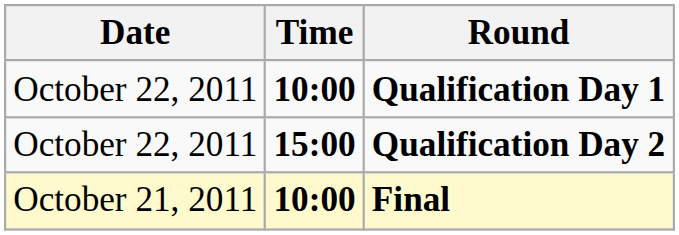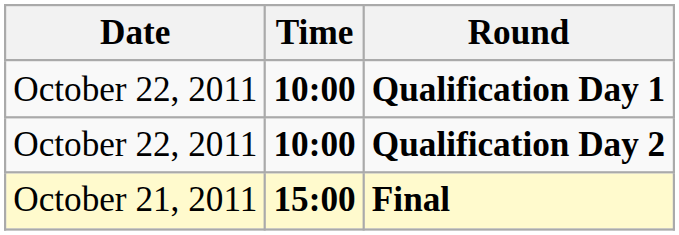(315, 144) 15:00 -> (315, 144) 10:00
(315, 199) 10:00 -> (315, 199) 15:00
